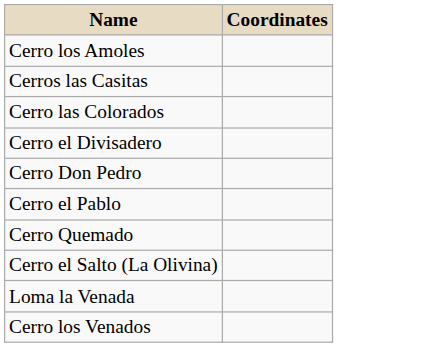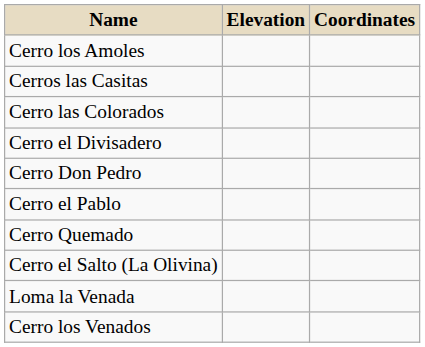+ column: (266, 19)
